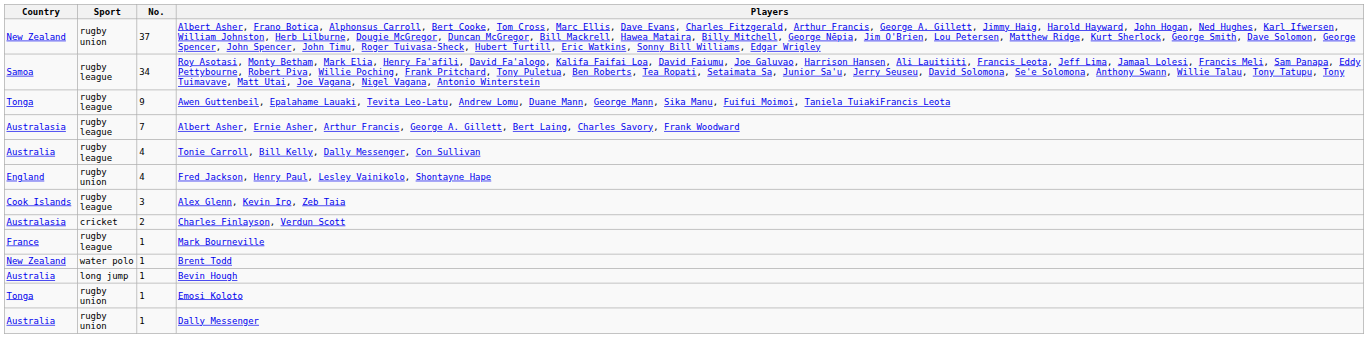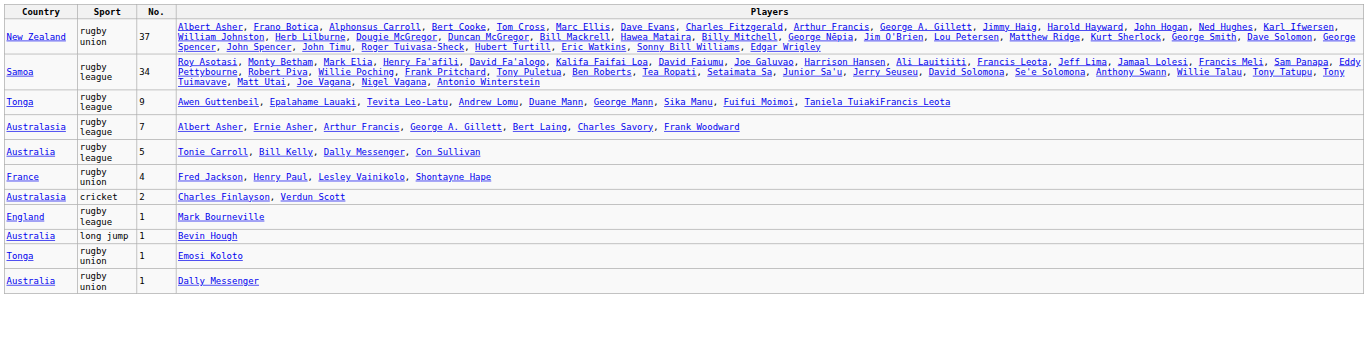(142, 152) 4 -> (142, 152) 5
(25, 177) England -> (23, 177) France
- row: (262, 202)
(23, 242) France -> (25, 217) England
- row: (205, 261)
